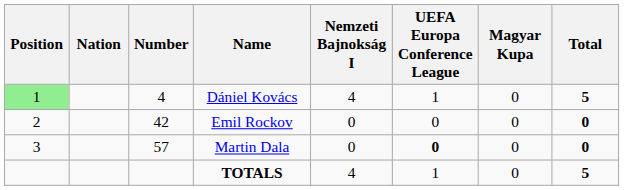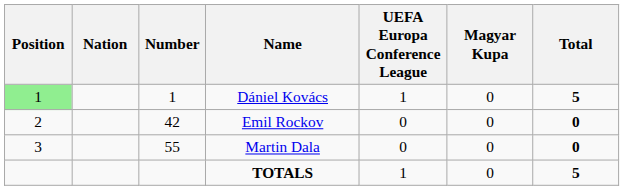- column: (352, 44)
(161, 97) 4 -> (172, 97) 1
(161, 147) 57 -> (172, 147) 55
(435, 147) bold -> (403, 147) normal
